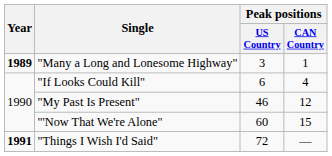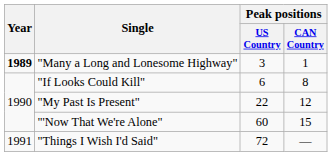(305, 82) 4 -> (305, 82) 8
(262, 102) 46 -> (262, 102) 22
(20, 141) bold -> (20, 141) normal
